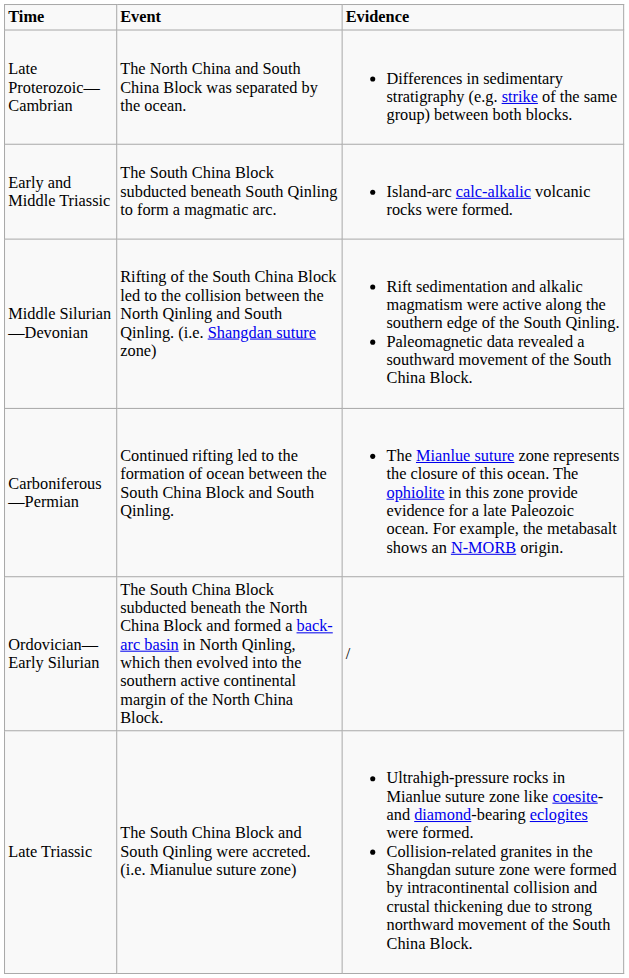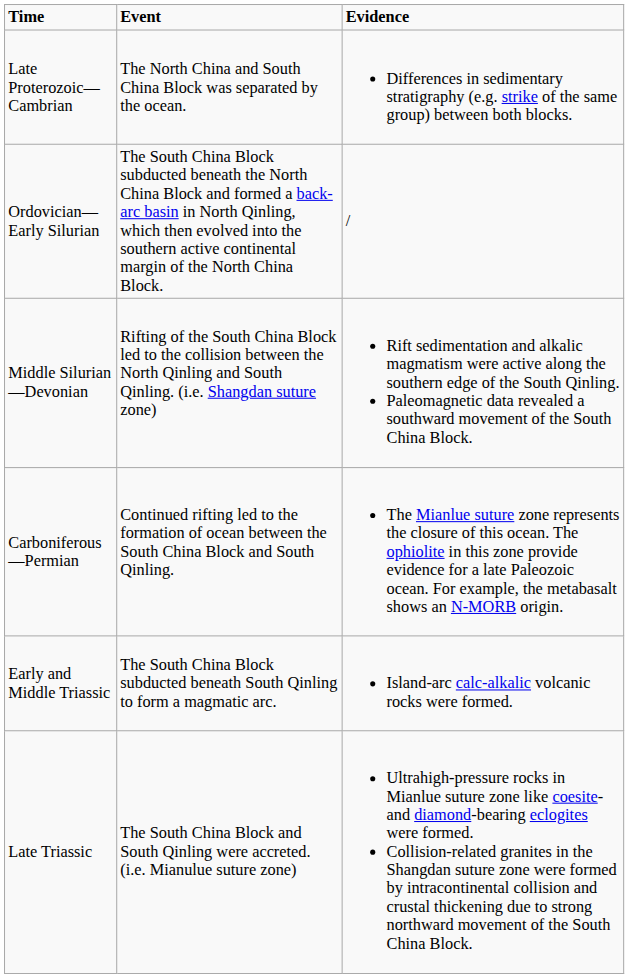rows swapped: (54, 653) <-> (59, 191)
